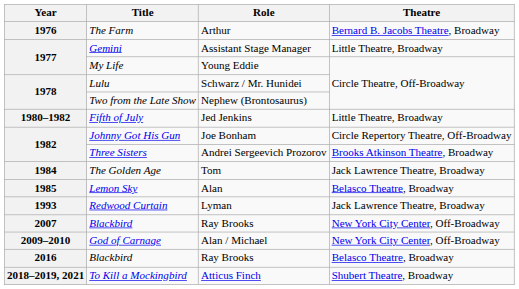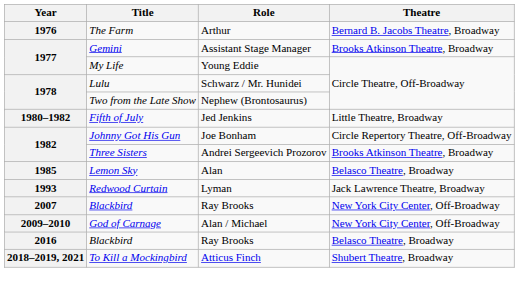(387, 48) Little Theatre, Broadway -> (413, 48) Brooks Atkinson Theatre, Broadway
- row: (46, 170)
